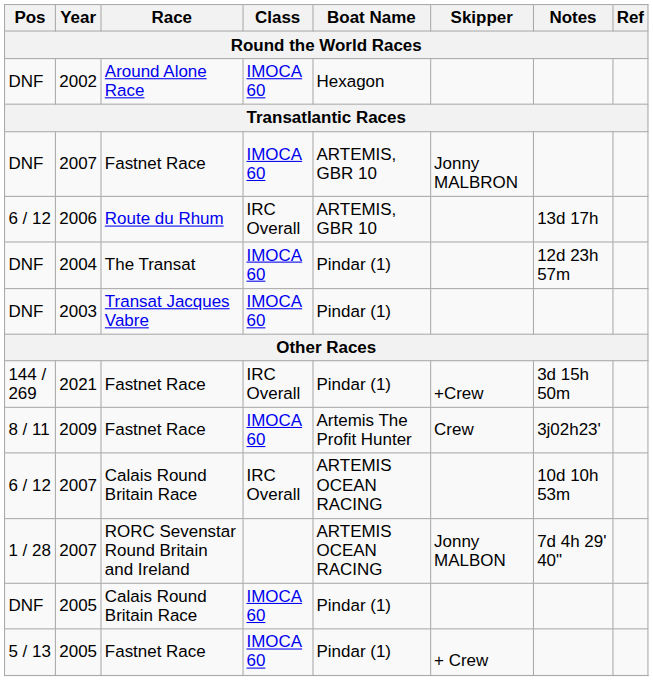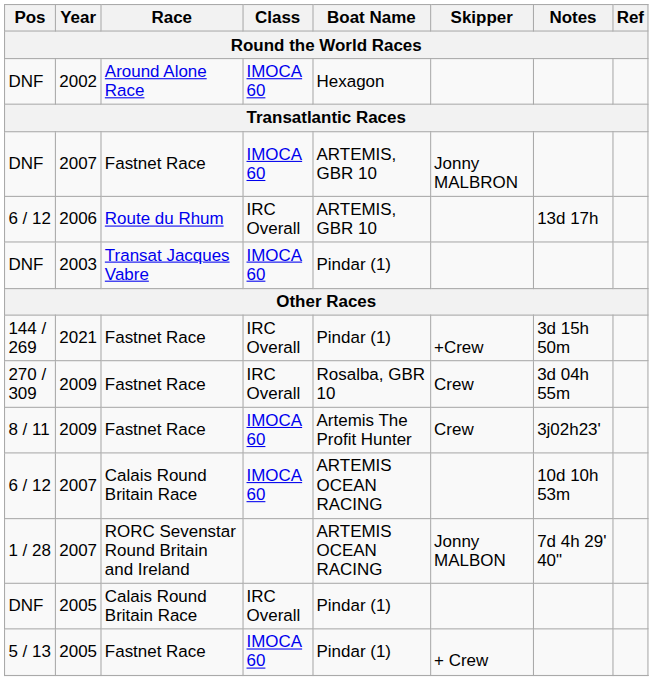- row: (26, 265)
+ row: (27, 384)
(273, 485) IRC Overall -> (274, 485) IMOCA 60
(274, 606) IMOCA 60 -> (273, 606) IRC Overall
